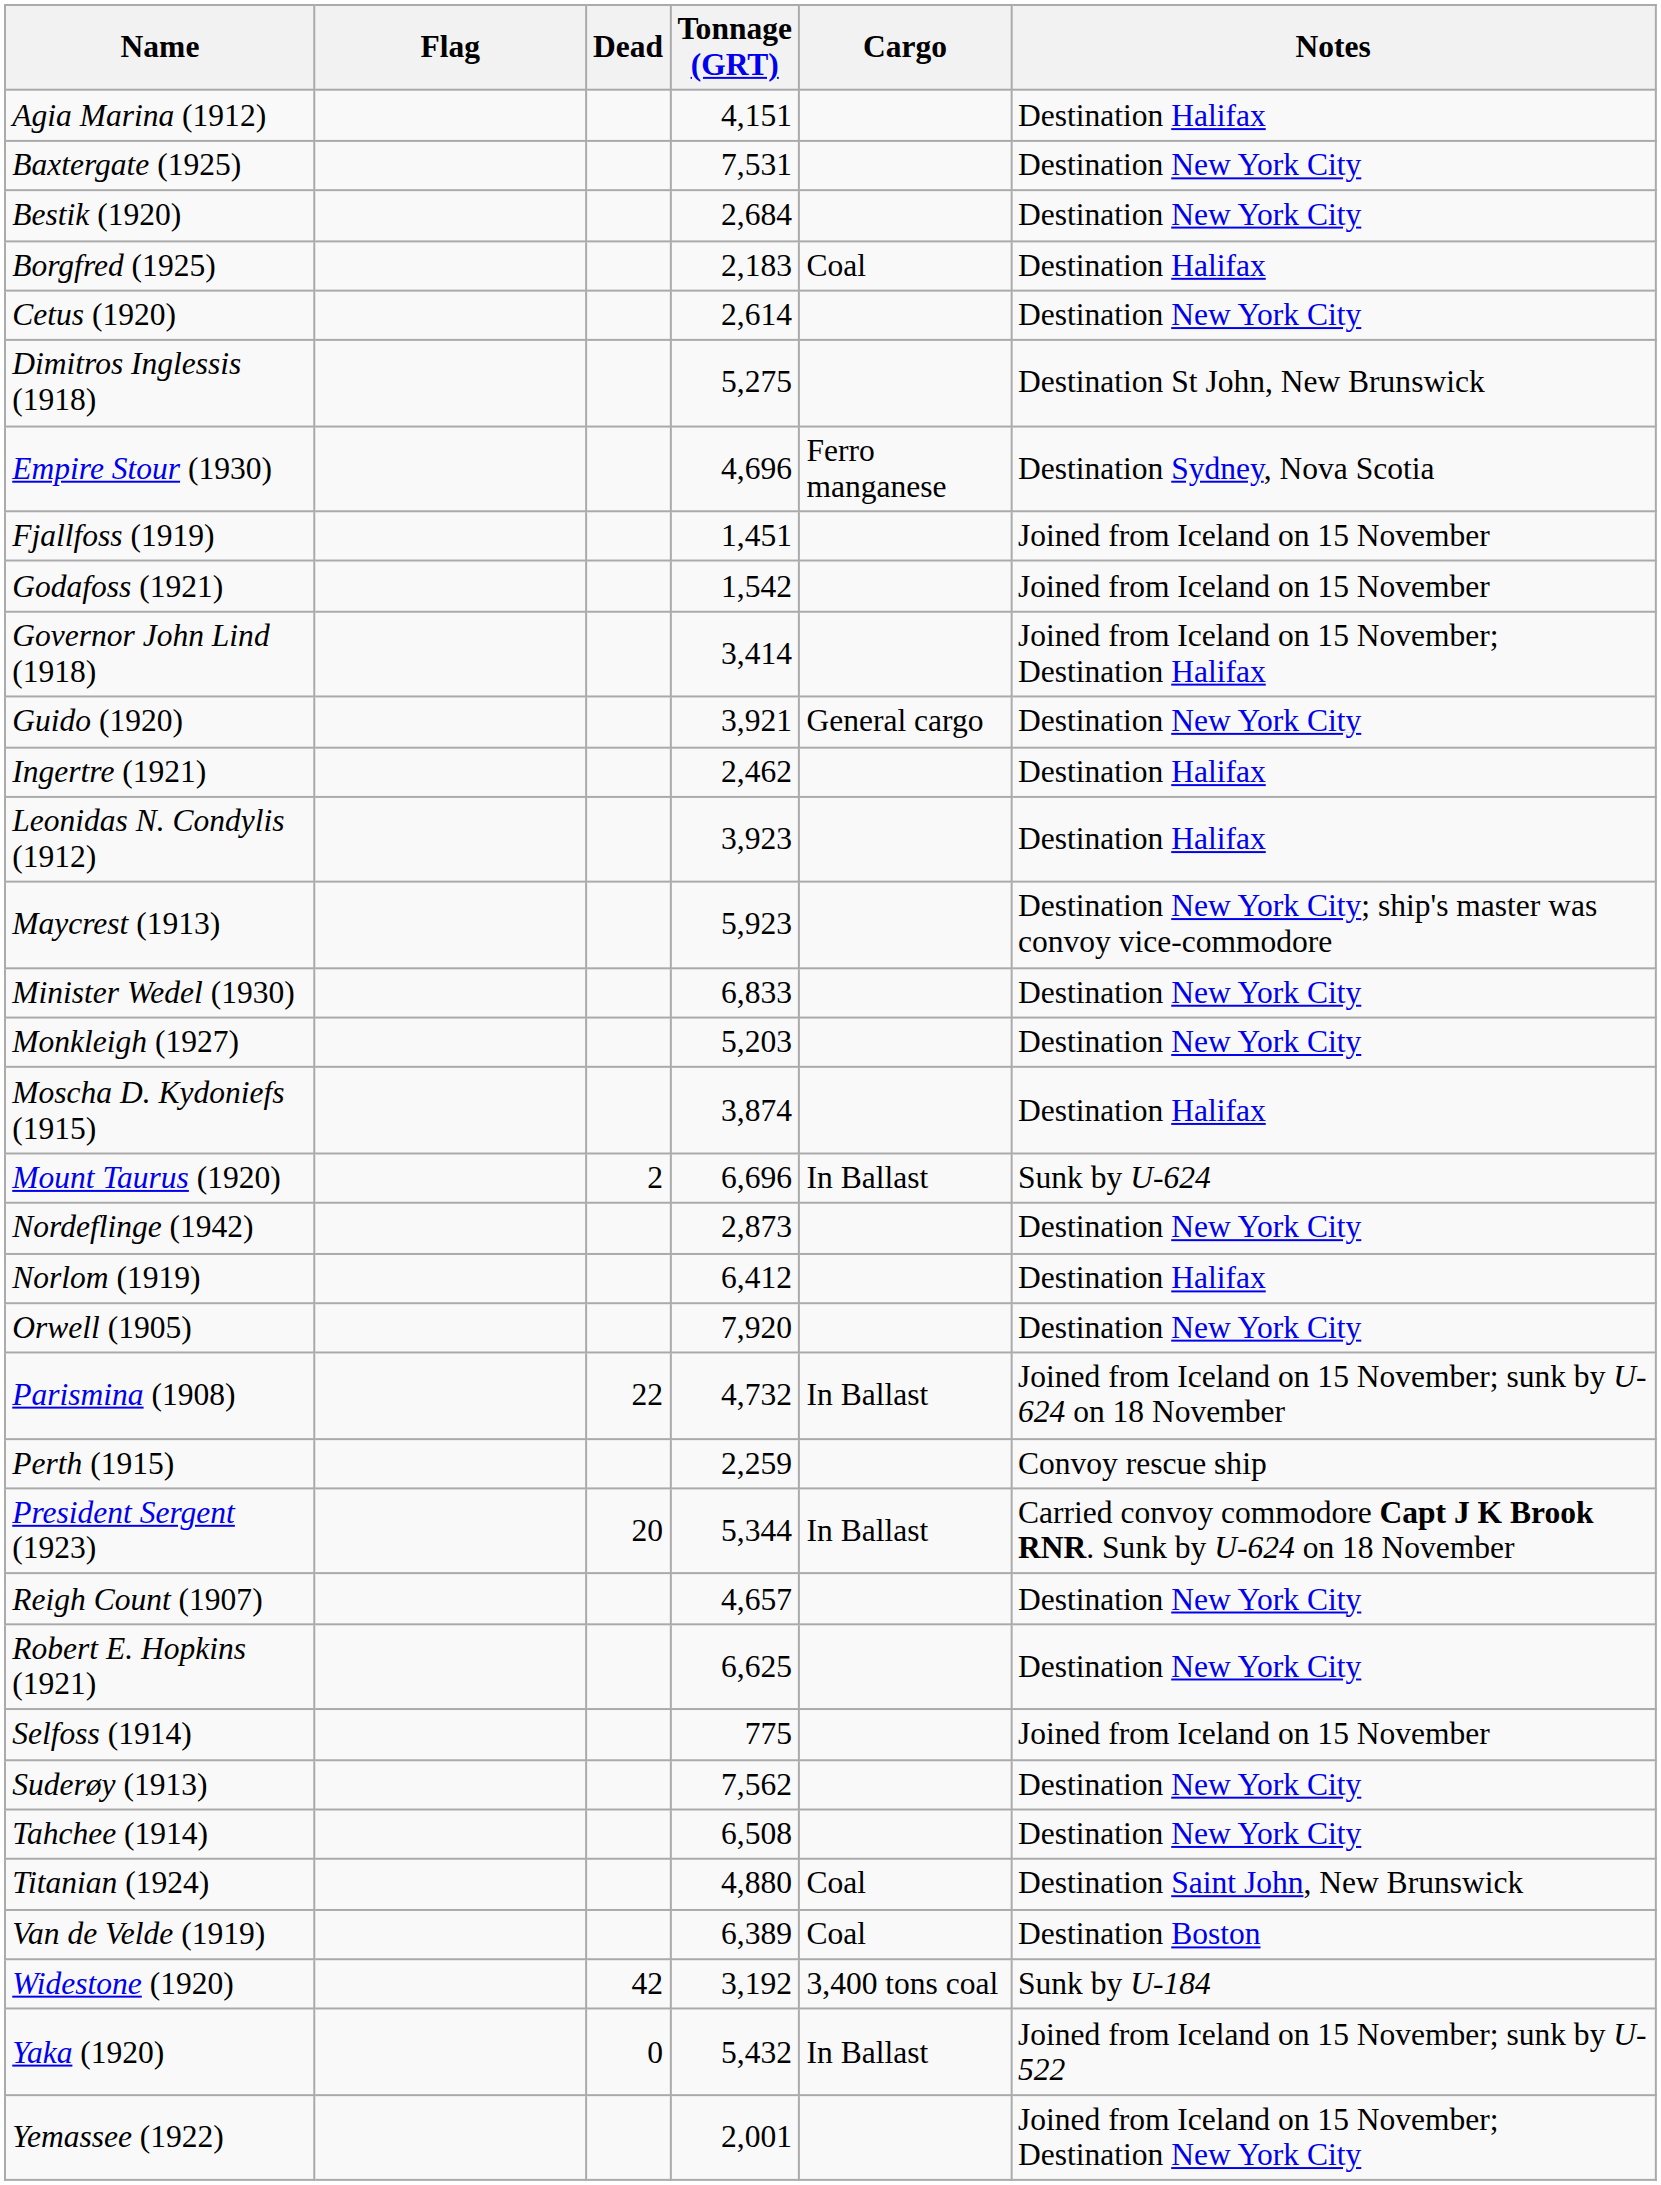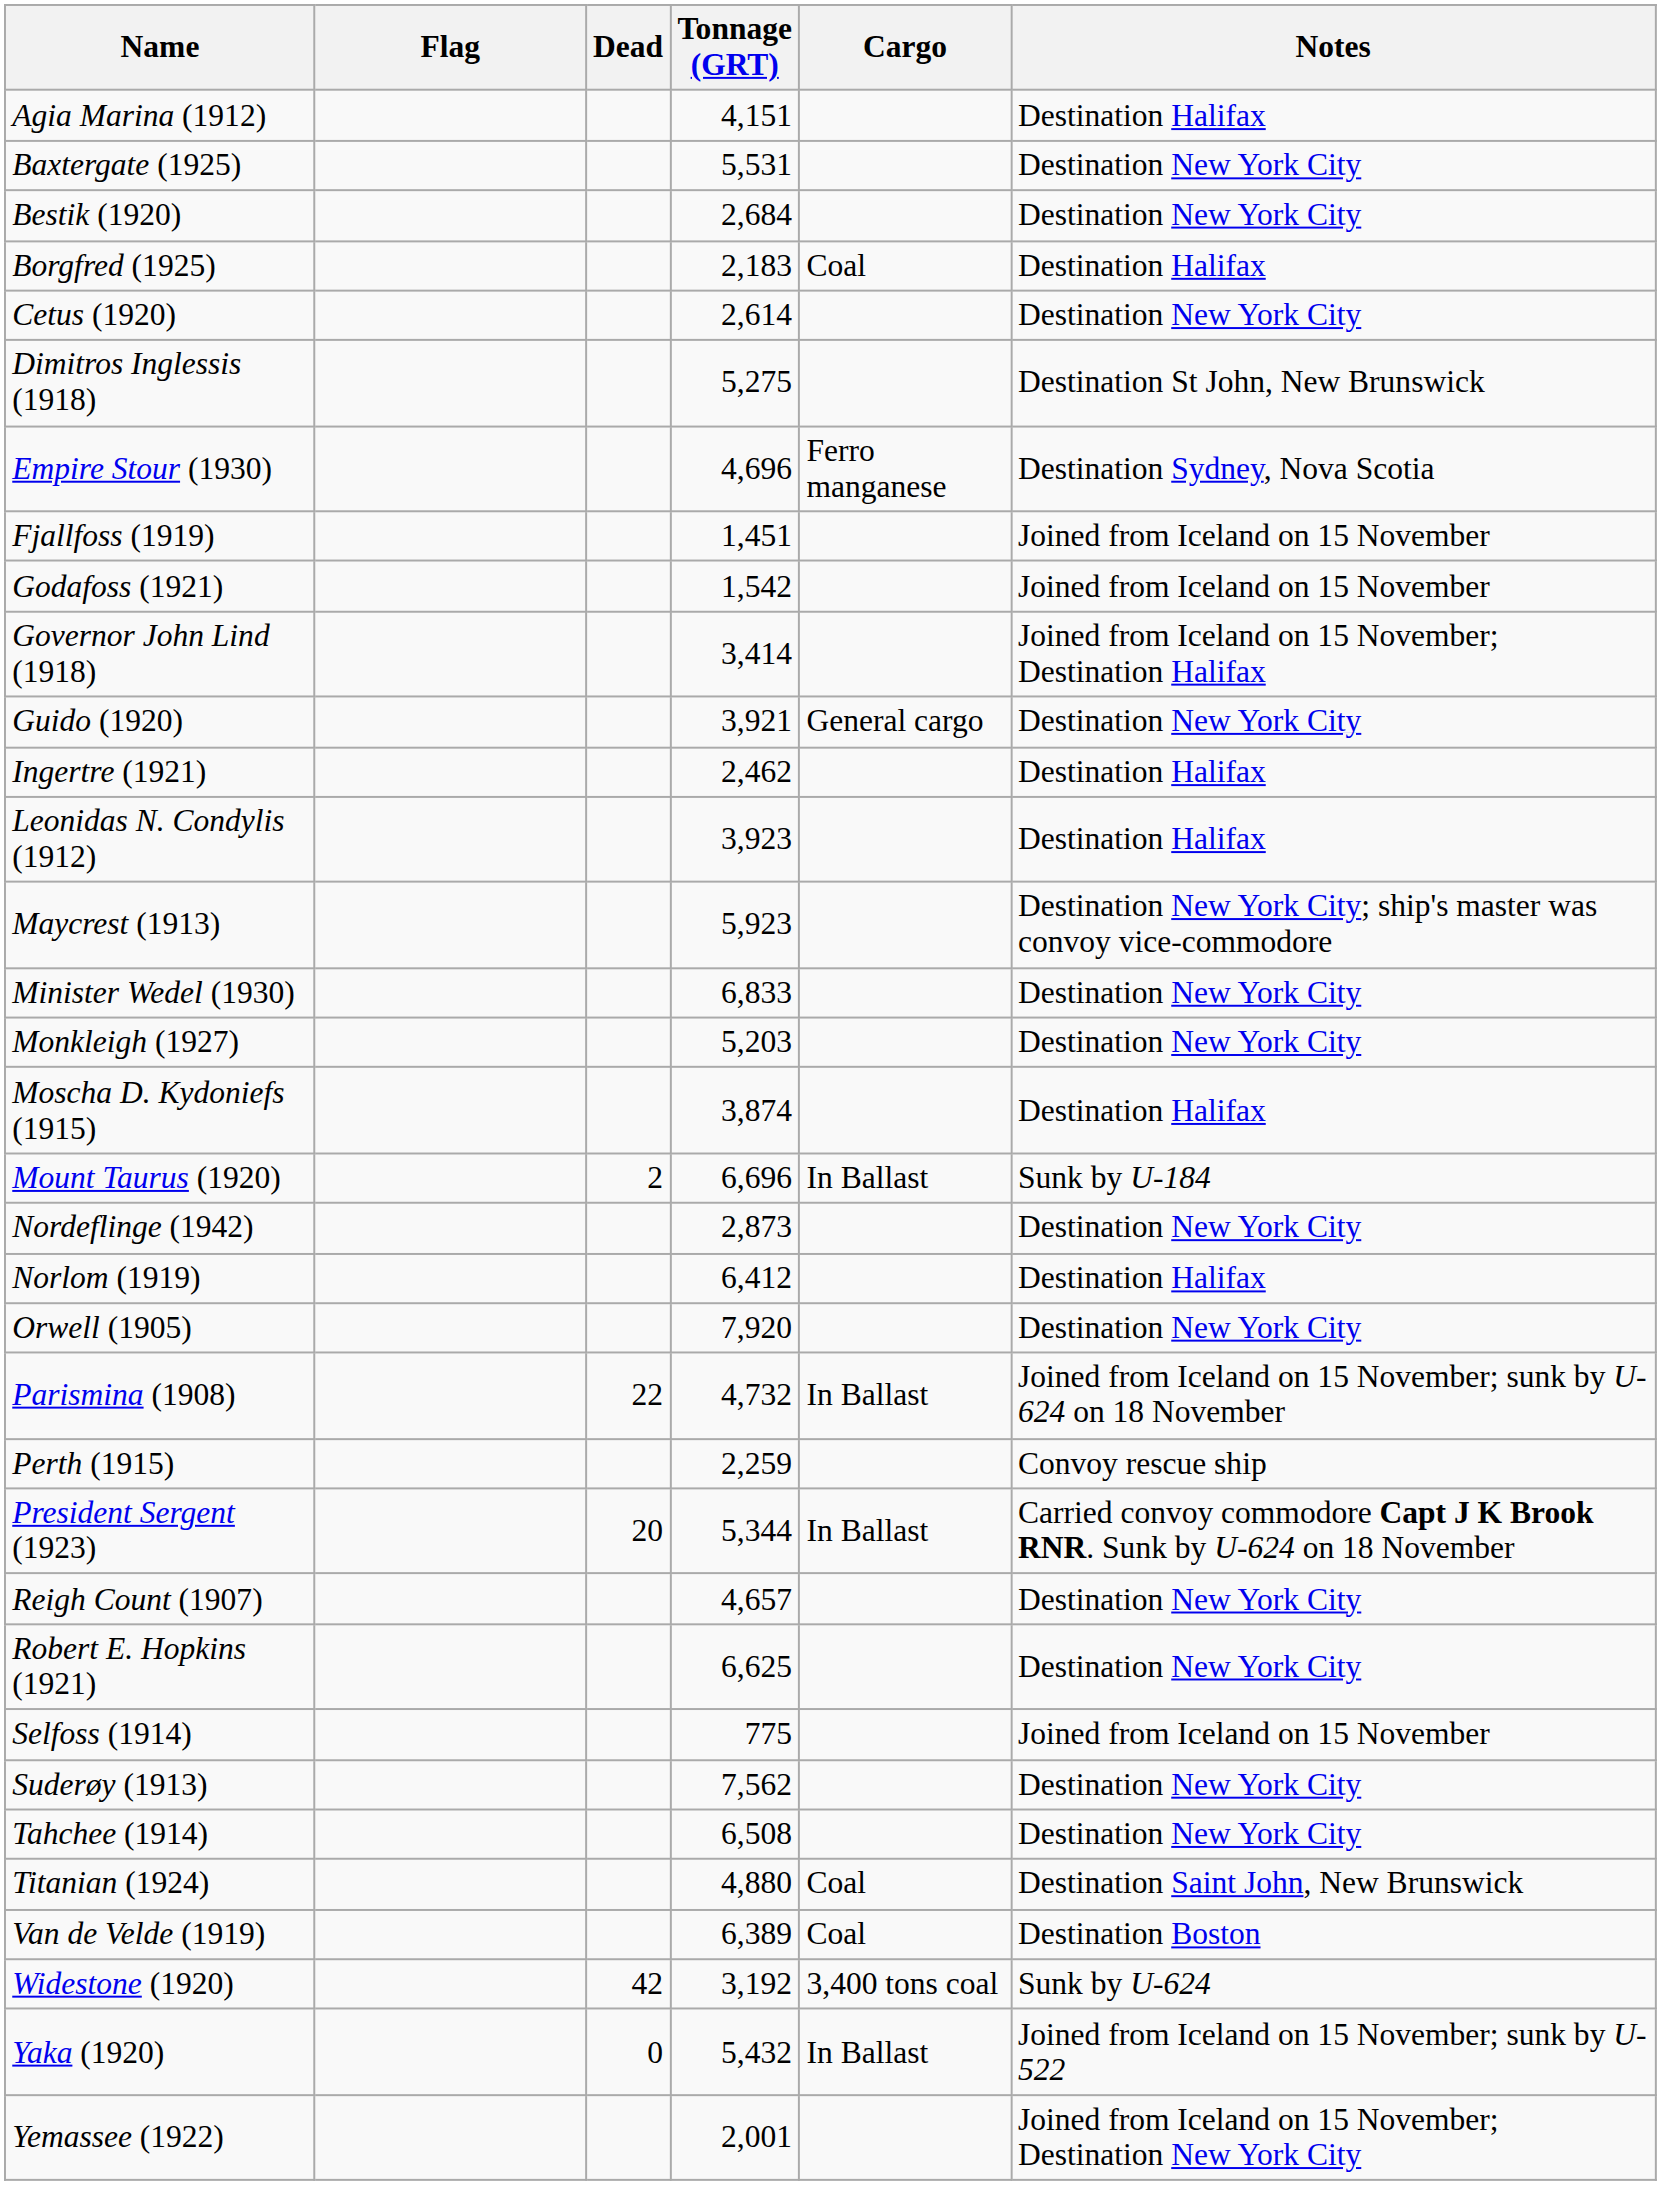(757, 164) 7,531 -> (757, 164) 5,531
(1114, 1177) Sunk by U-624 -> (1114, 1177) Sunk by U-184
(1114, 1983) Sunk by U-184 -> (1114, 1983) Sunk by U-624
